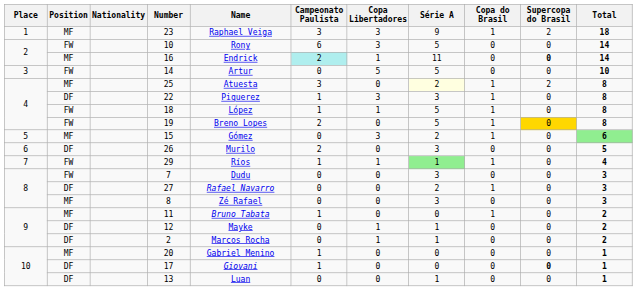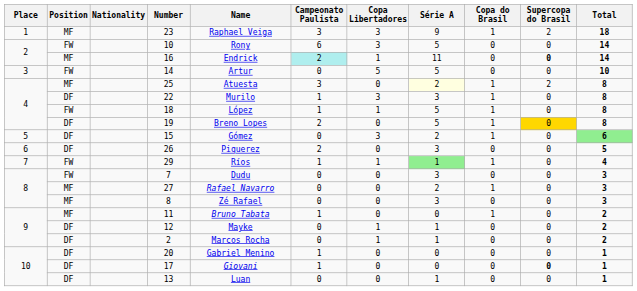(241, 98) Piquerez -> (241, 98) Murilo
(69, 124) FW -> (69, 124) DF
(69, 137) MF -> (69, 137) DF
(241, 150) Murilo -> (241, 150) Piquerez
(69, 189) DF -> (69, 189) MF
(69, 254) MF -> (69, 254) DF
